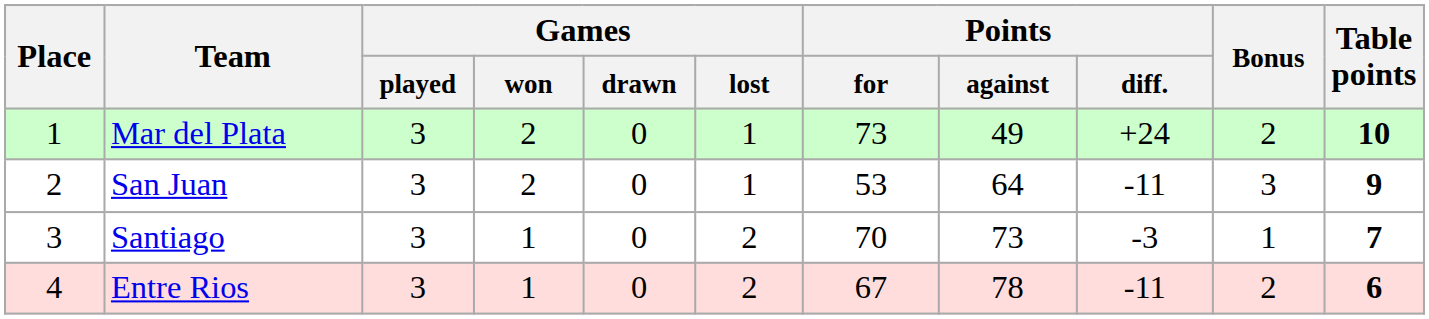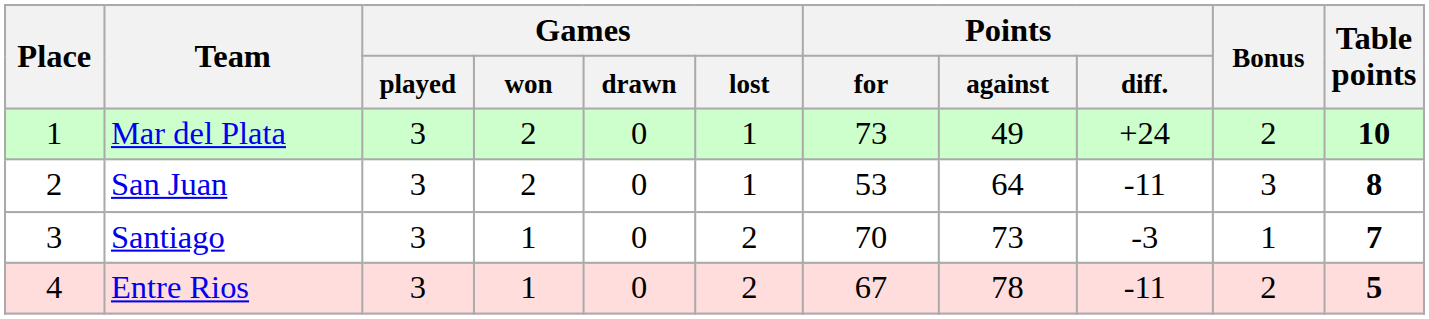(1374, 184) 9 -> (1374, 184) 8
(1374, 287) 6 -> (1374, 287) 5
